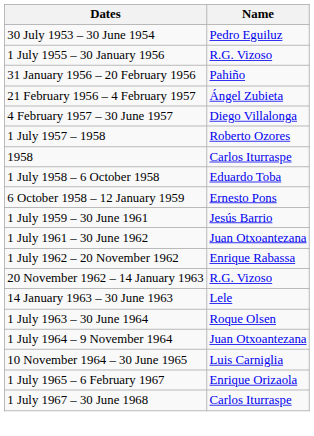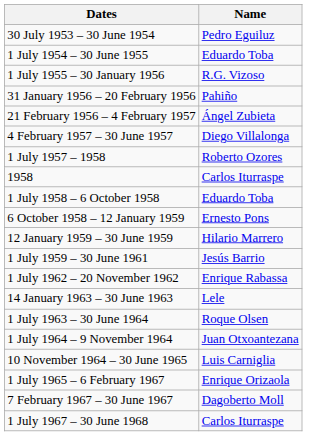+ row: (78, 55)
+ row: (90, 237)
- row: (78, 237)
- row: (105, 278)
+ row: (90, 400)
